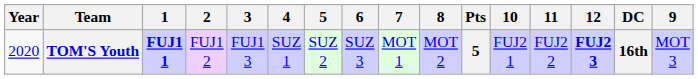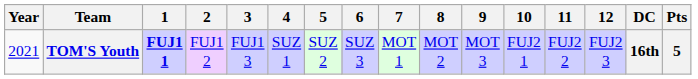columns swapped: (673, 16) <-> (476, 16)
(24, 51) 2020 -> (24, 51) 2021
(593, 51) bold -> (606, 51) normal
